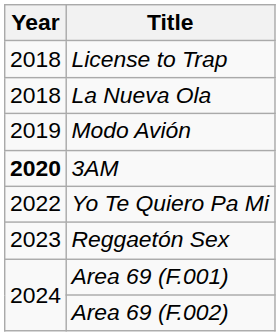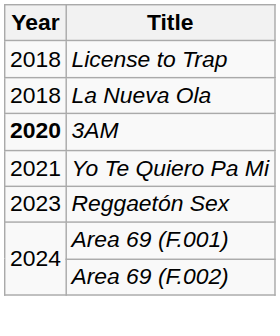- row: (131, 131)
(35, 204) 2022 -> (35, 167) 2021
